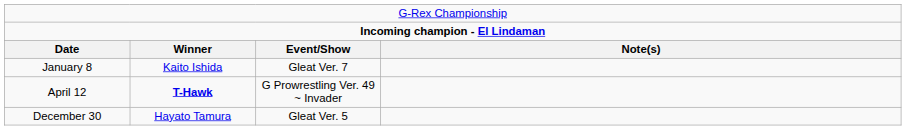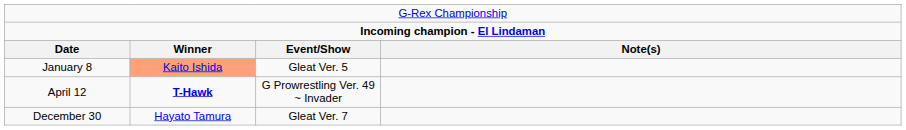(193, 67) no background -> (193, 67) lightsalmon background
(318, 67) Gleat Ver. 7 -> (318, 67) Gleat Ver. 5
(318, 116) Gleat Ver. 5 -> (318, 116) Gleat Ver. 7
